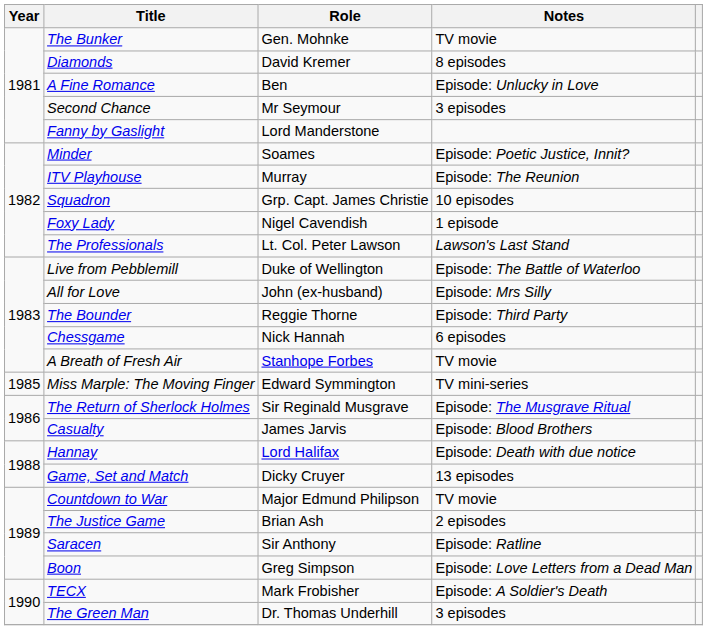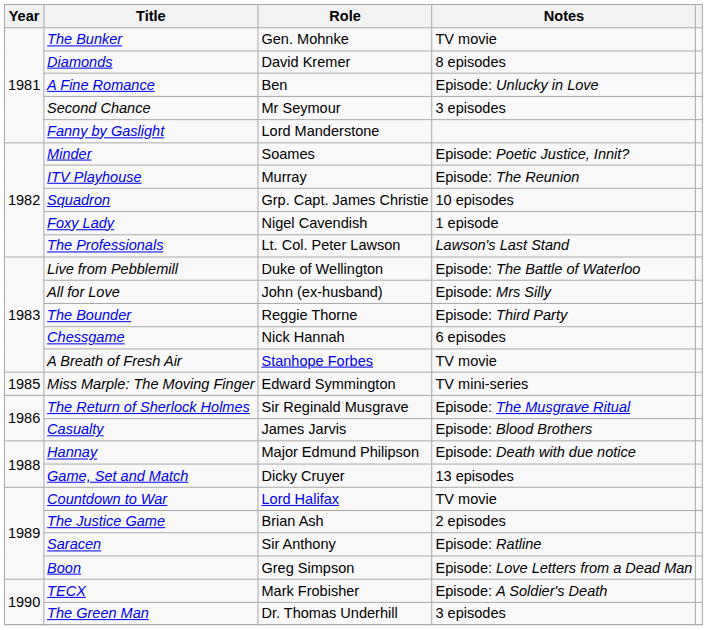(300, 453) Lord Halifax -> (340, 453) Major Edmund Philipson
(340, 499) Major Edmund Philipson -> (300, 499) Lord Halifax
